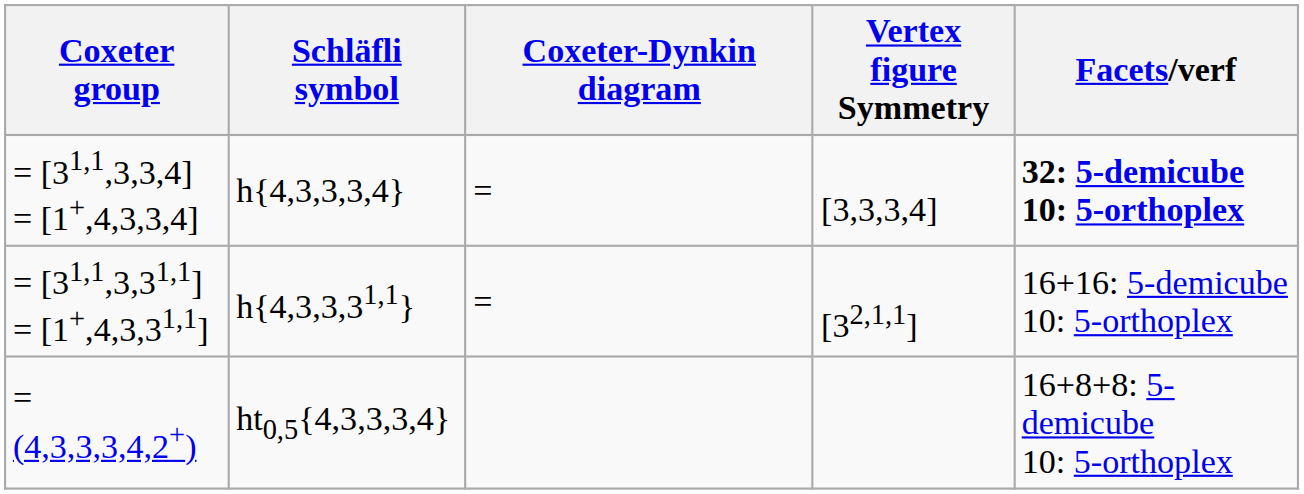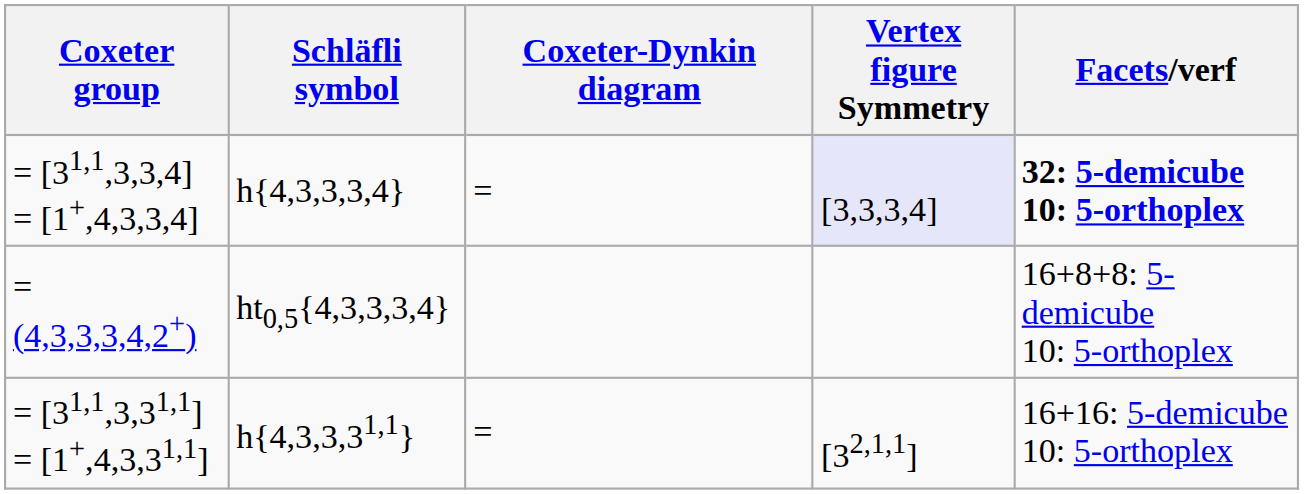(879, 209) no background -> (879, 209) lavender background
rows swapped: (111, 301) <-> (105, 422)
